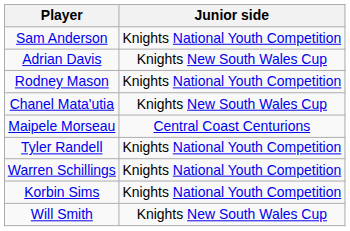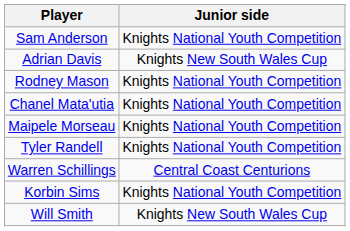(232, 104) Knights New South Wales Cup -> (232, 104) Knights National Youth Competition
(232, 126) Central Coast Centurions -> (232, 126) Knights National Youth Competition
(232, 170) Knights National Youth Competition -> (232, 170) Central Coast Centurions
